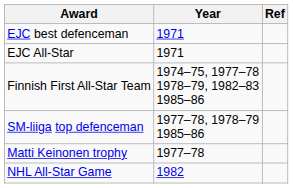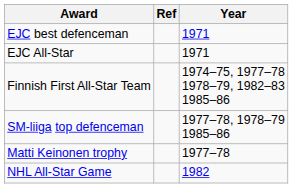columns swapped: (208, 14) <-> (275, 14)
